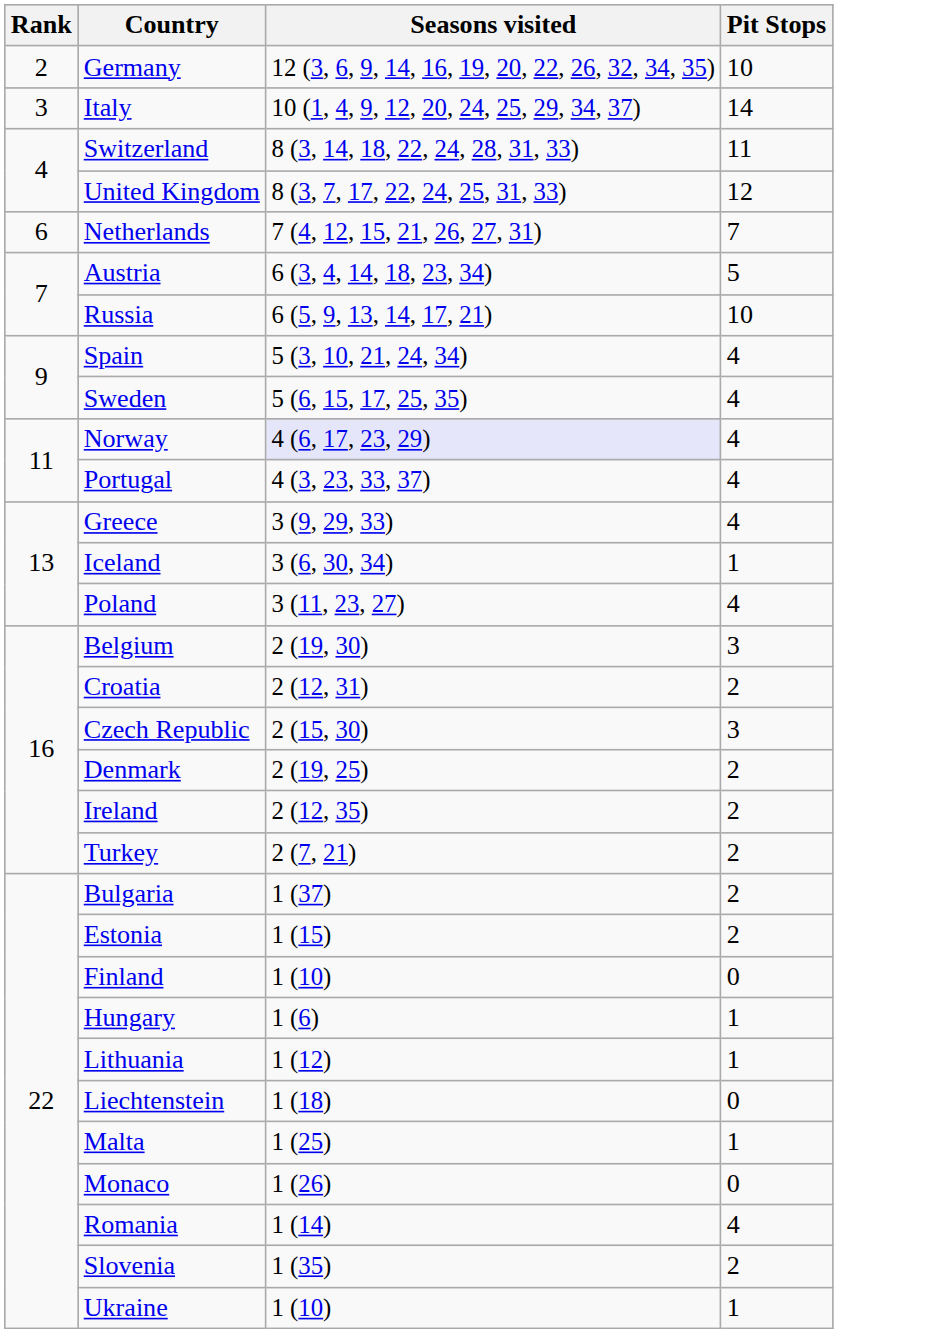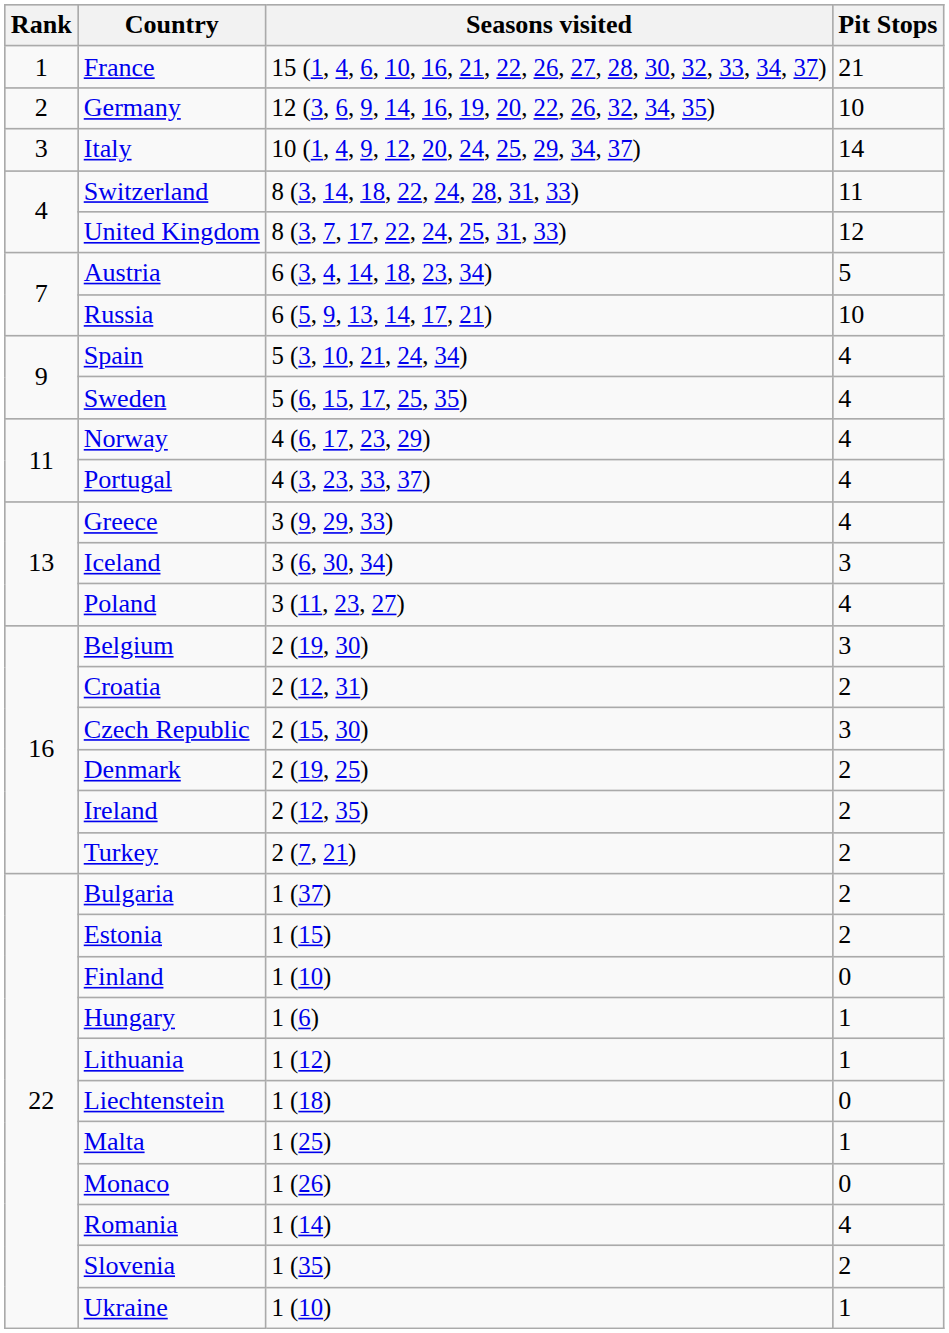+ row: (119, 66)
- row: (147, 231)
(351, 438) lavender background -> (351, 438) no background
(733, 562) 1 -> (845, 562) 3
